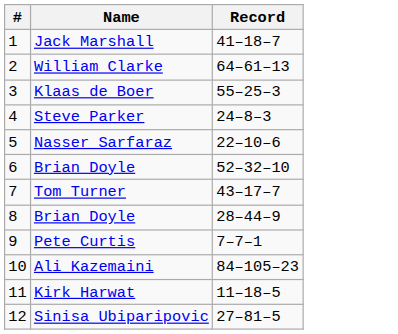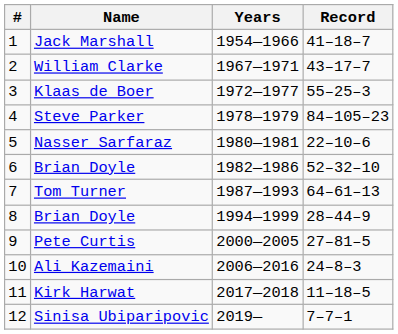+ column: (258, 17)
(253, 67) 64–61–13 -> (339, 67) 43–17–7
(244, 117) 24–8–3 -> (348, 117) 84–105–23
(248, 192) 43–17–7 -> (343, 192) 64–61–13
(239, 242) 7–7–1 -> (339, 242) 27–81–5
(258, 267) 84–105–23 -> (334, 267) 24–8–3
(248, 317) 27–81–5 -> (329, 317) 7–7–1
